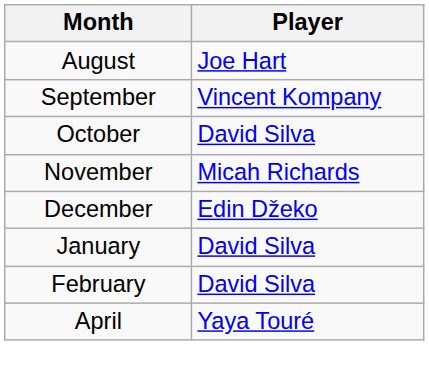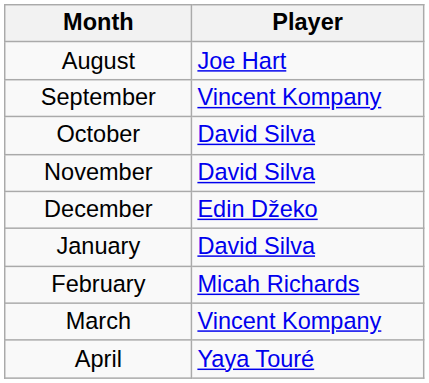(278, 172) Micah Richards -> (256, 172) David Silva
(256, 284) David Silva -> (278, 284) Micah Richards
+ row: (98, 321)
